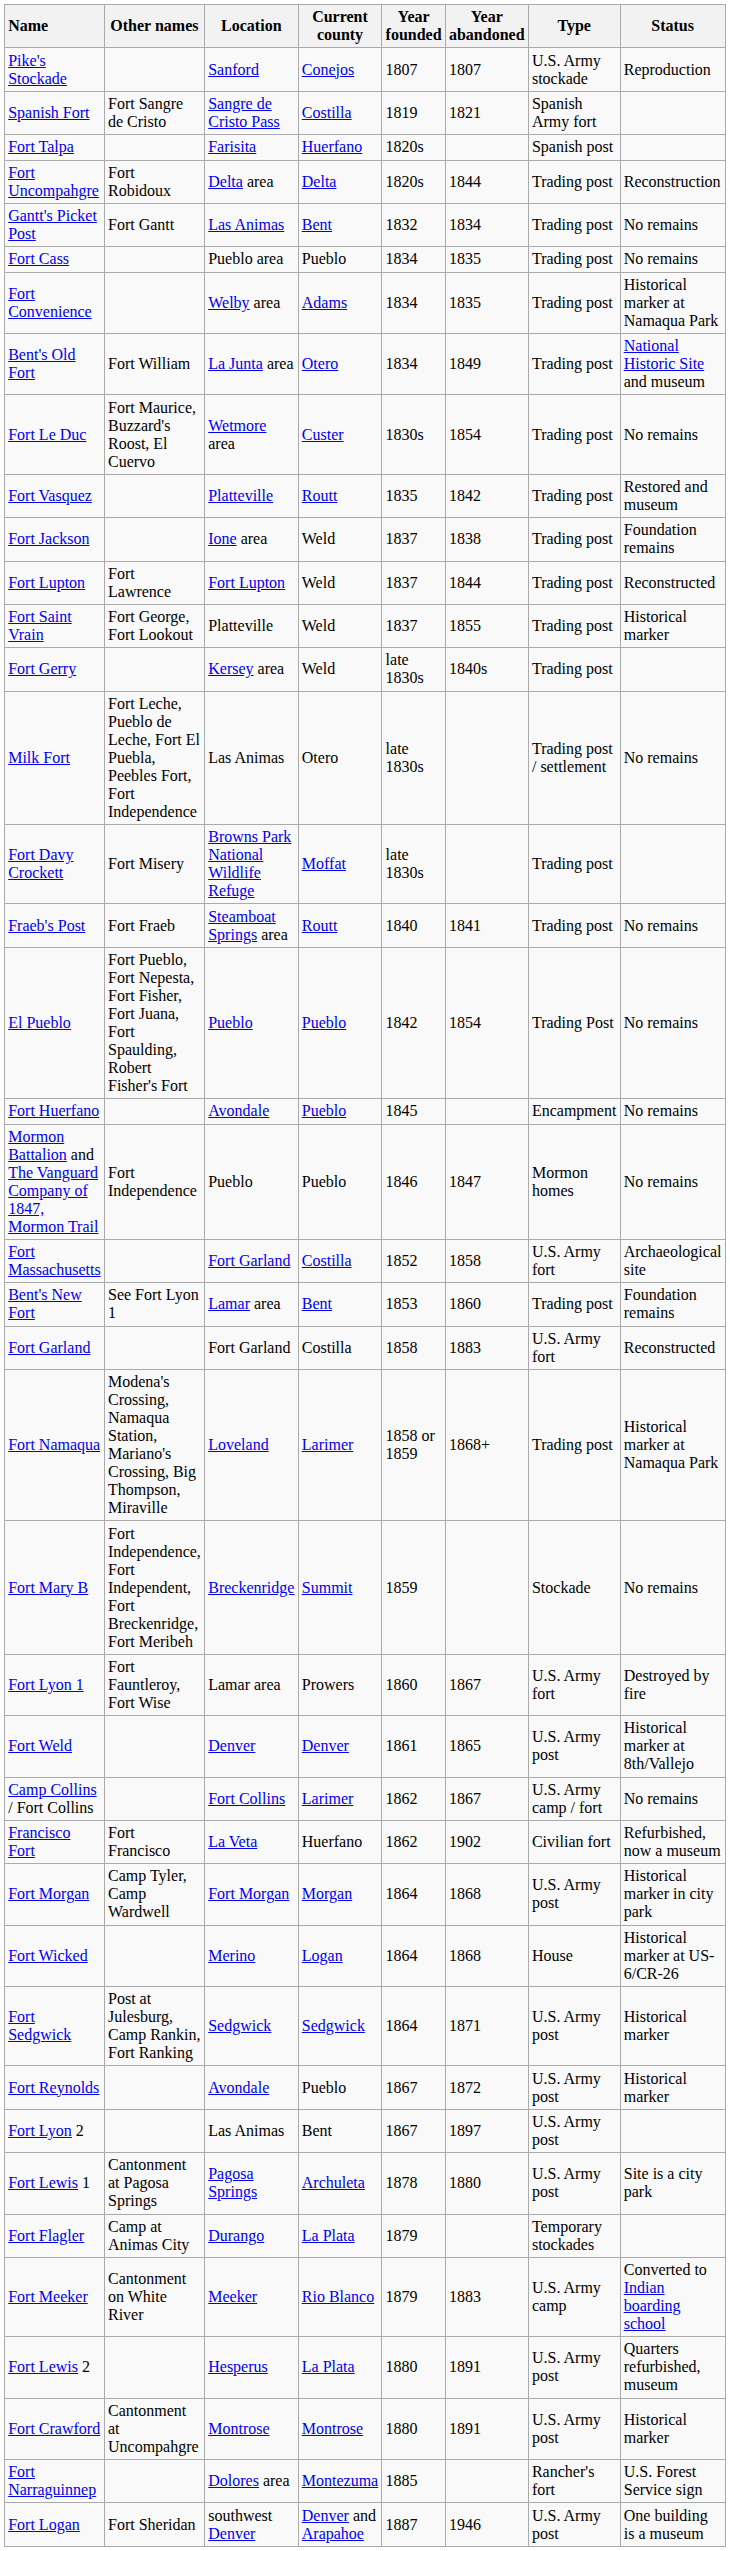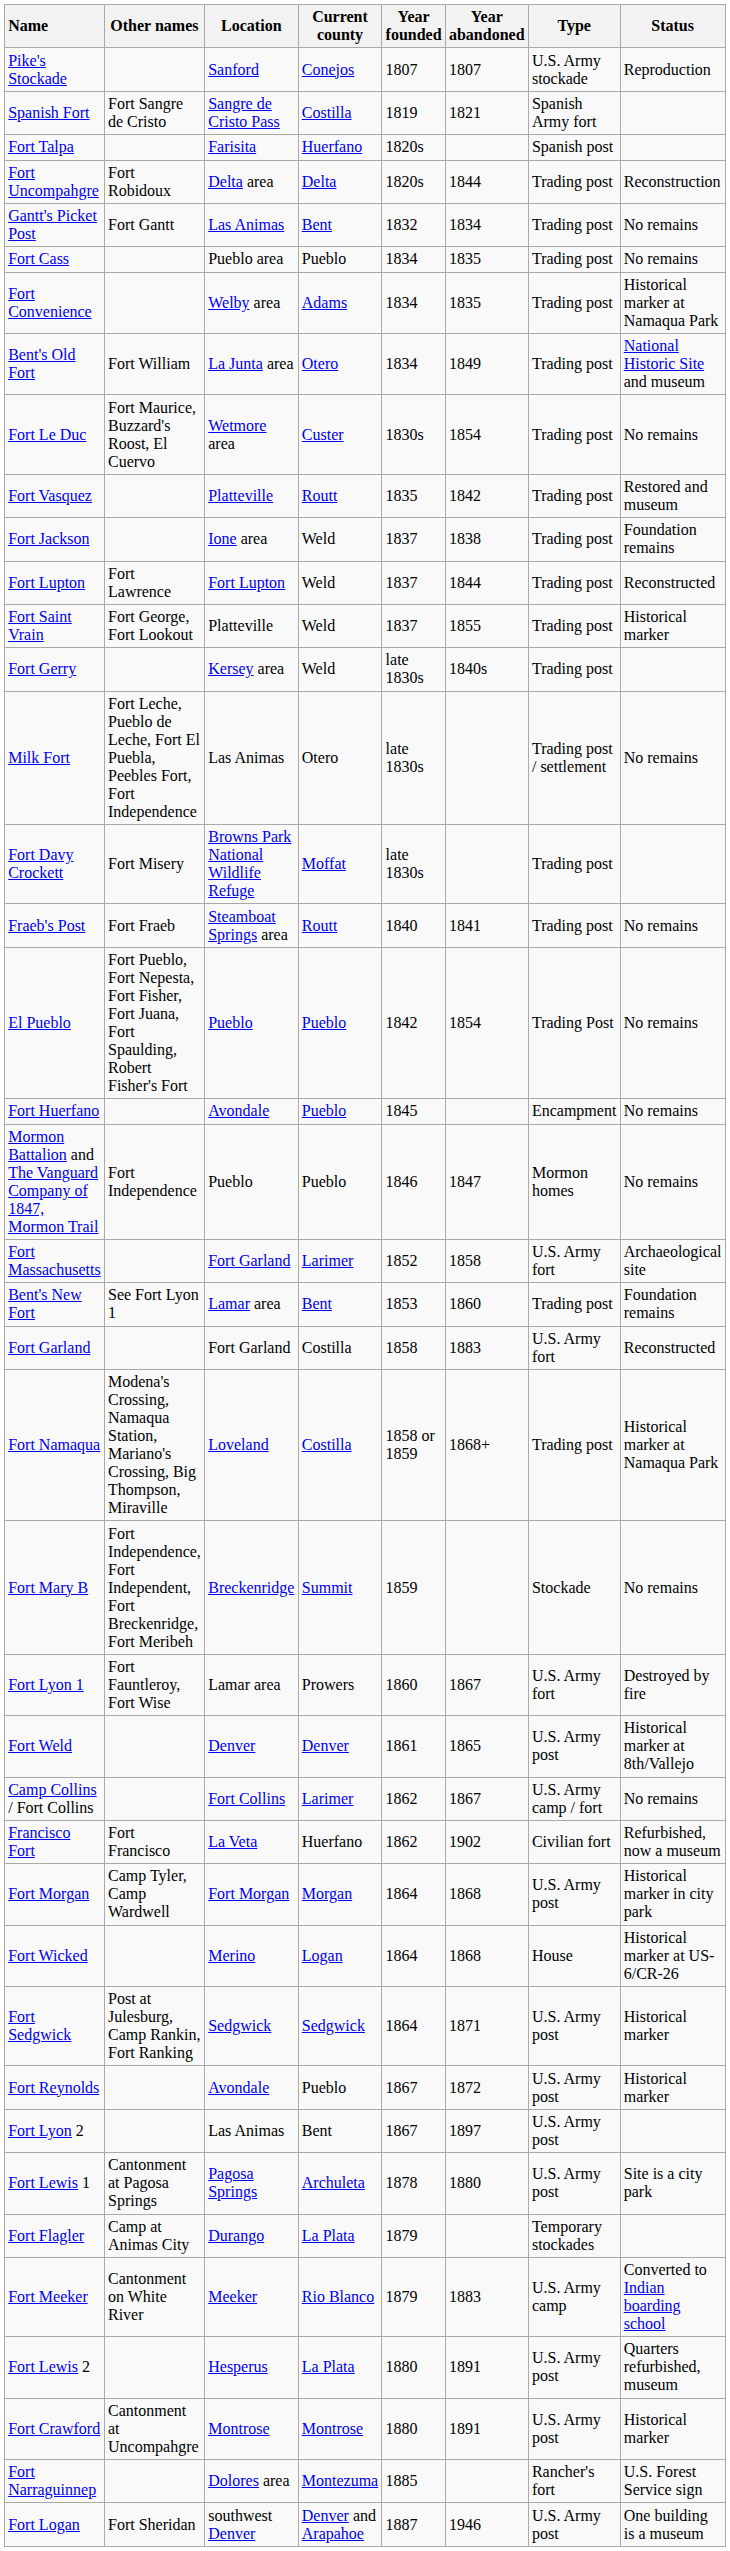(327, 1261) Costilla -> (328, 1261) Larimer
(328, 1445) Larimer -> (327, 1445) Costilla
